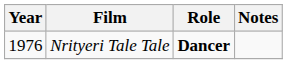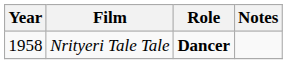(25, 44) 1976 -> (25, 44) 1958
